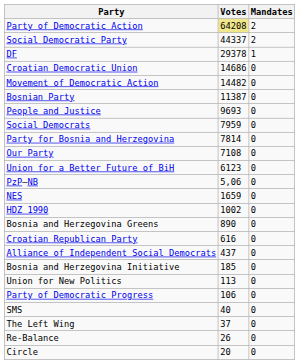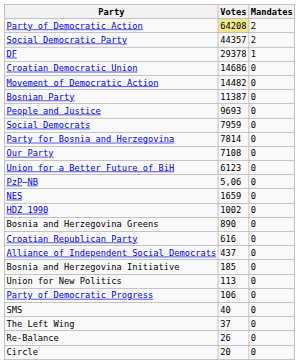(233, 40) 44337 -> (233, 40) 44357
